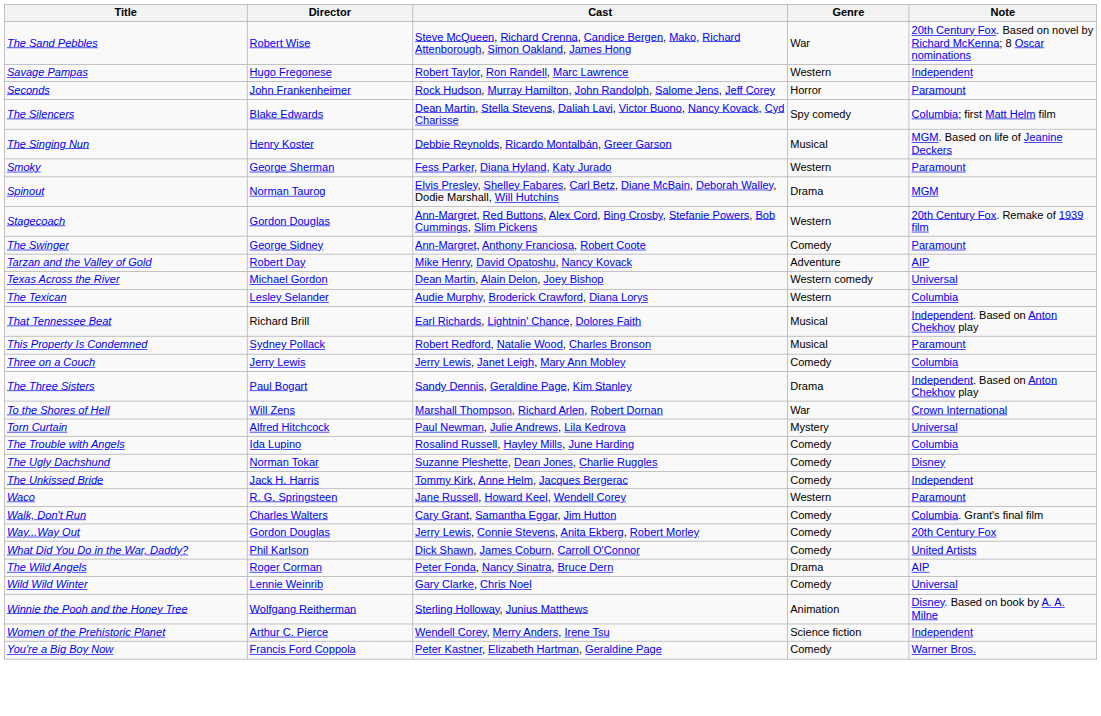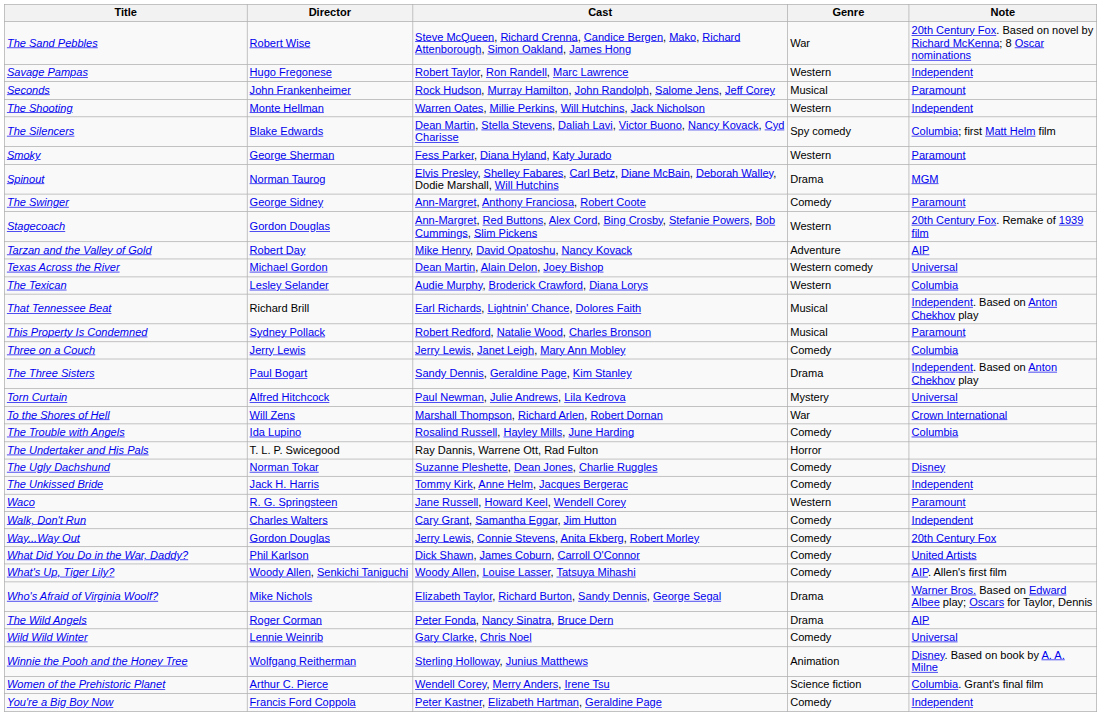(806, 90) Horror -> (809, 90) Musical
+ row: (40, 108)
- row: (48, 144)
rows swapped: (36, 221) <-> (38, 245)
rows swapped: (58, 410) <-> (37, 427)
+ row: (78, 450)
(977, 515) Columbia. Grant's final film -> (942, 520) Independent
+ row: (61, 572)
+ row: (82, 596)
(942, 632) Independent -> (977, 685) Columbia. Grant's final film
(944, 650) Warner Bros. -> (942, 702) Independent
